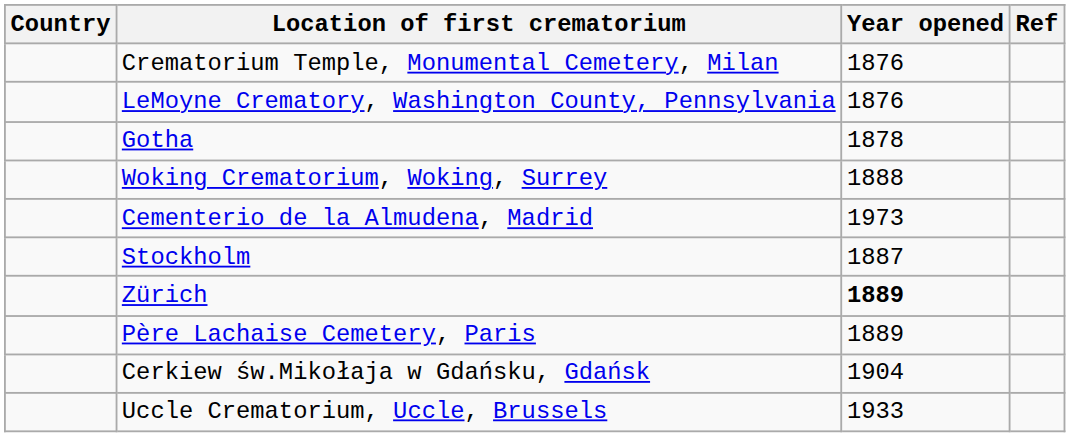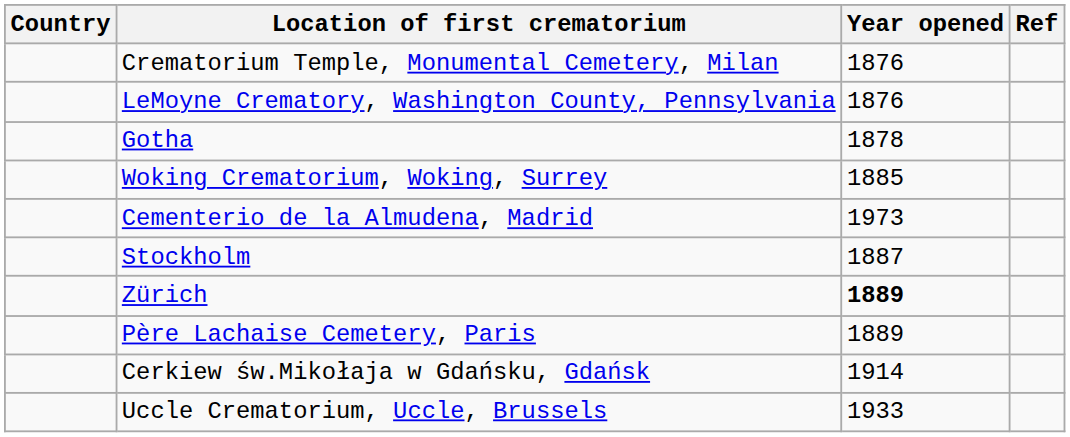(876, 179) 1888 -> (876, 179) 1885
(876, 373) 1904 -> (876, 373) 1914
